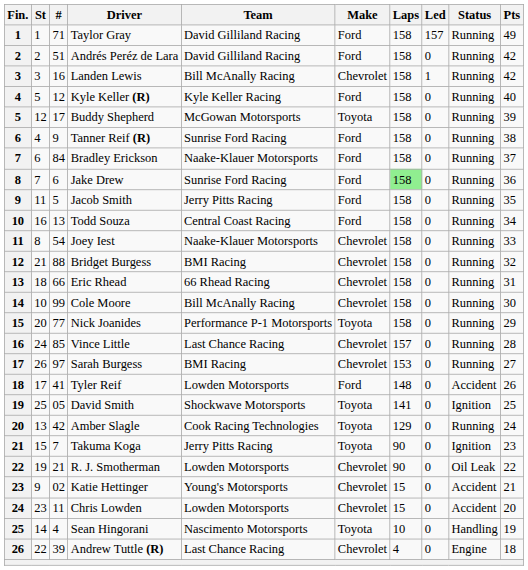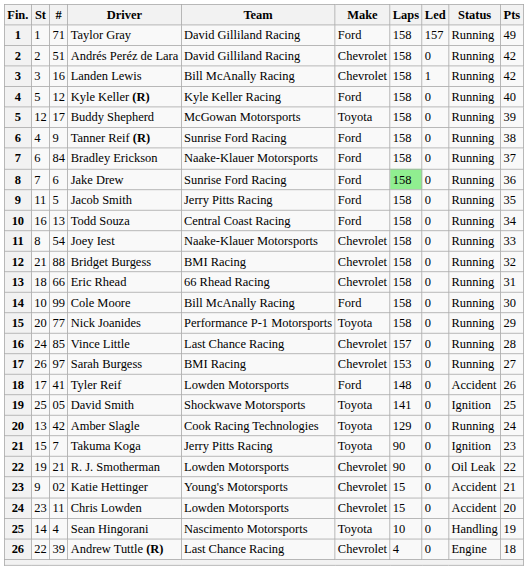(350, 56) Ford -> (362, 56) Chevrolet
(362, 302) Chevrolet -> (350, 302) Ford
